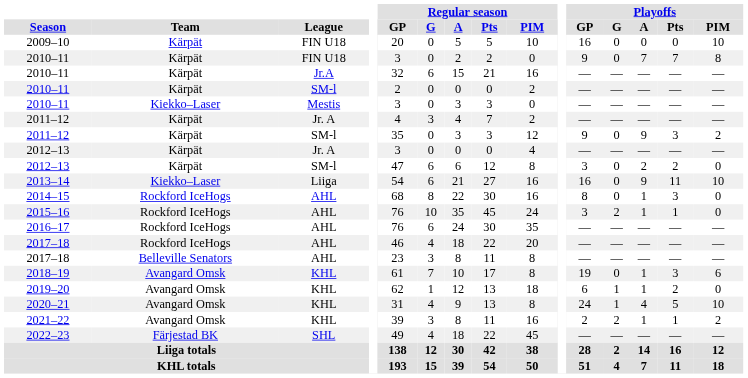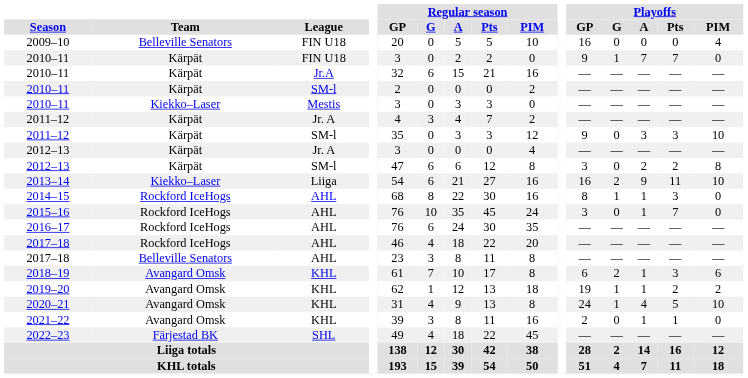(185, 42) Kärpät -> (185, 42) Belleville Senators
(718, 42) 10 -> (718, 42) 4
(617, 58) 0 -> (617, 58) 1
(718, 58) 8 -> (718, 58) 0
(644, 135) 9 -> (644, 135) 3
(718, 135) 2 -> (718, 135) 10
(718, 165) 0 -> (718, 165) 8
(617, 181) 0 -> (617, 181) 2
(617, 196) 0 -> (617, 196) 1
(617, 212) 2 -> (617, 212) 0
(675, 212) 1 -> (675, 212) 7
(585, 273) 19 -> (585, 273) 6
(617, 273) 0 -> (617, 273) 2
(585, 289) 6 -> (585, 289) 19
(718, 289) 0 -> (718, 289) 2
(617, 319) 2 -> (617, 319) 0
(718, 319) 2 -> (718, 319) 0
